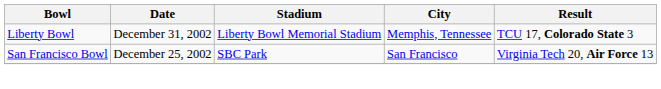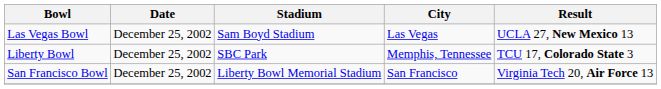+ row: (48, 34)
(163, 34) December 31, 2002 -> (163, 53) December 25, 2002
(299, 34) Liberty Bowl Memorial Stadium -> (242, 53) SBC Park
(242, 53) SBC Park -> (299, 73) Liberty Bowl Memorial Stadium
